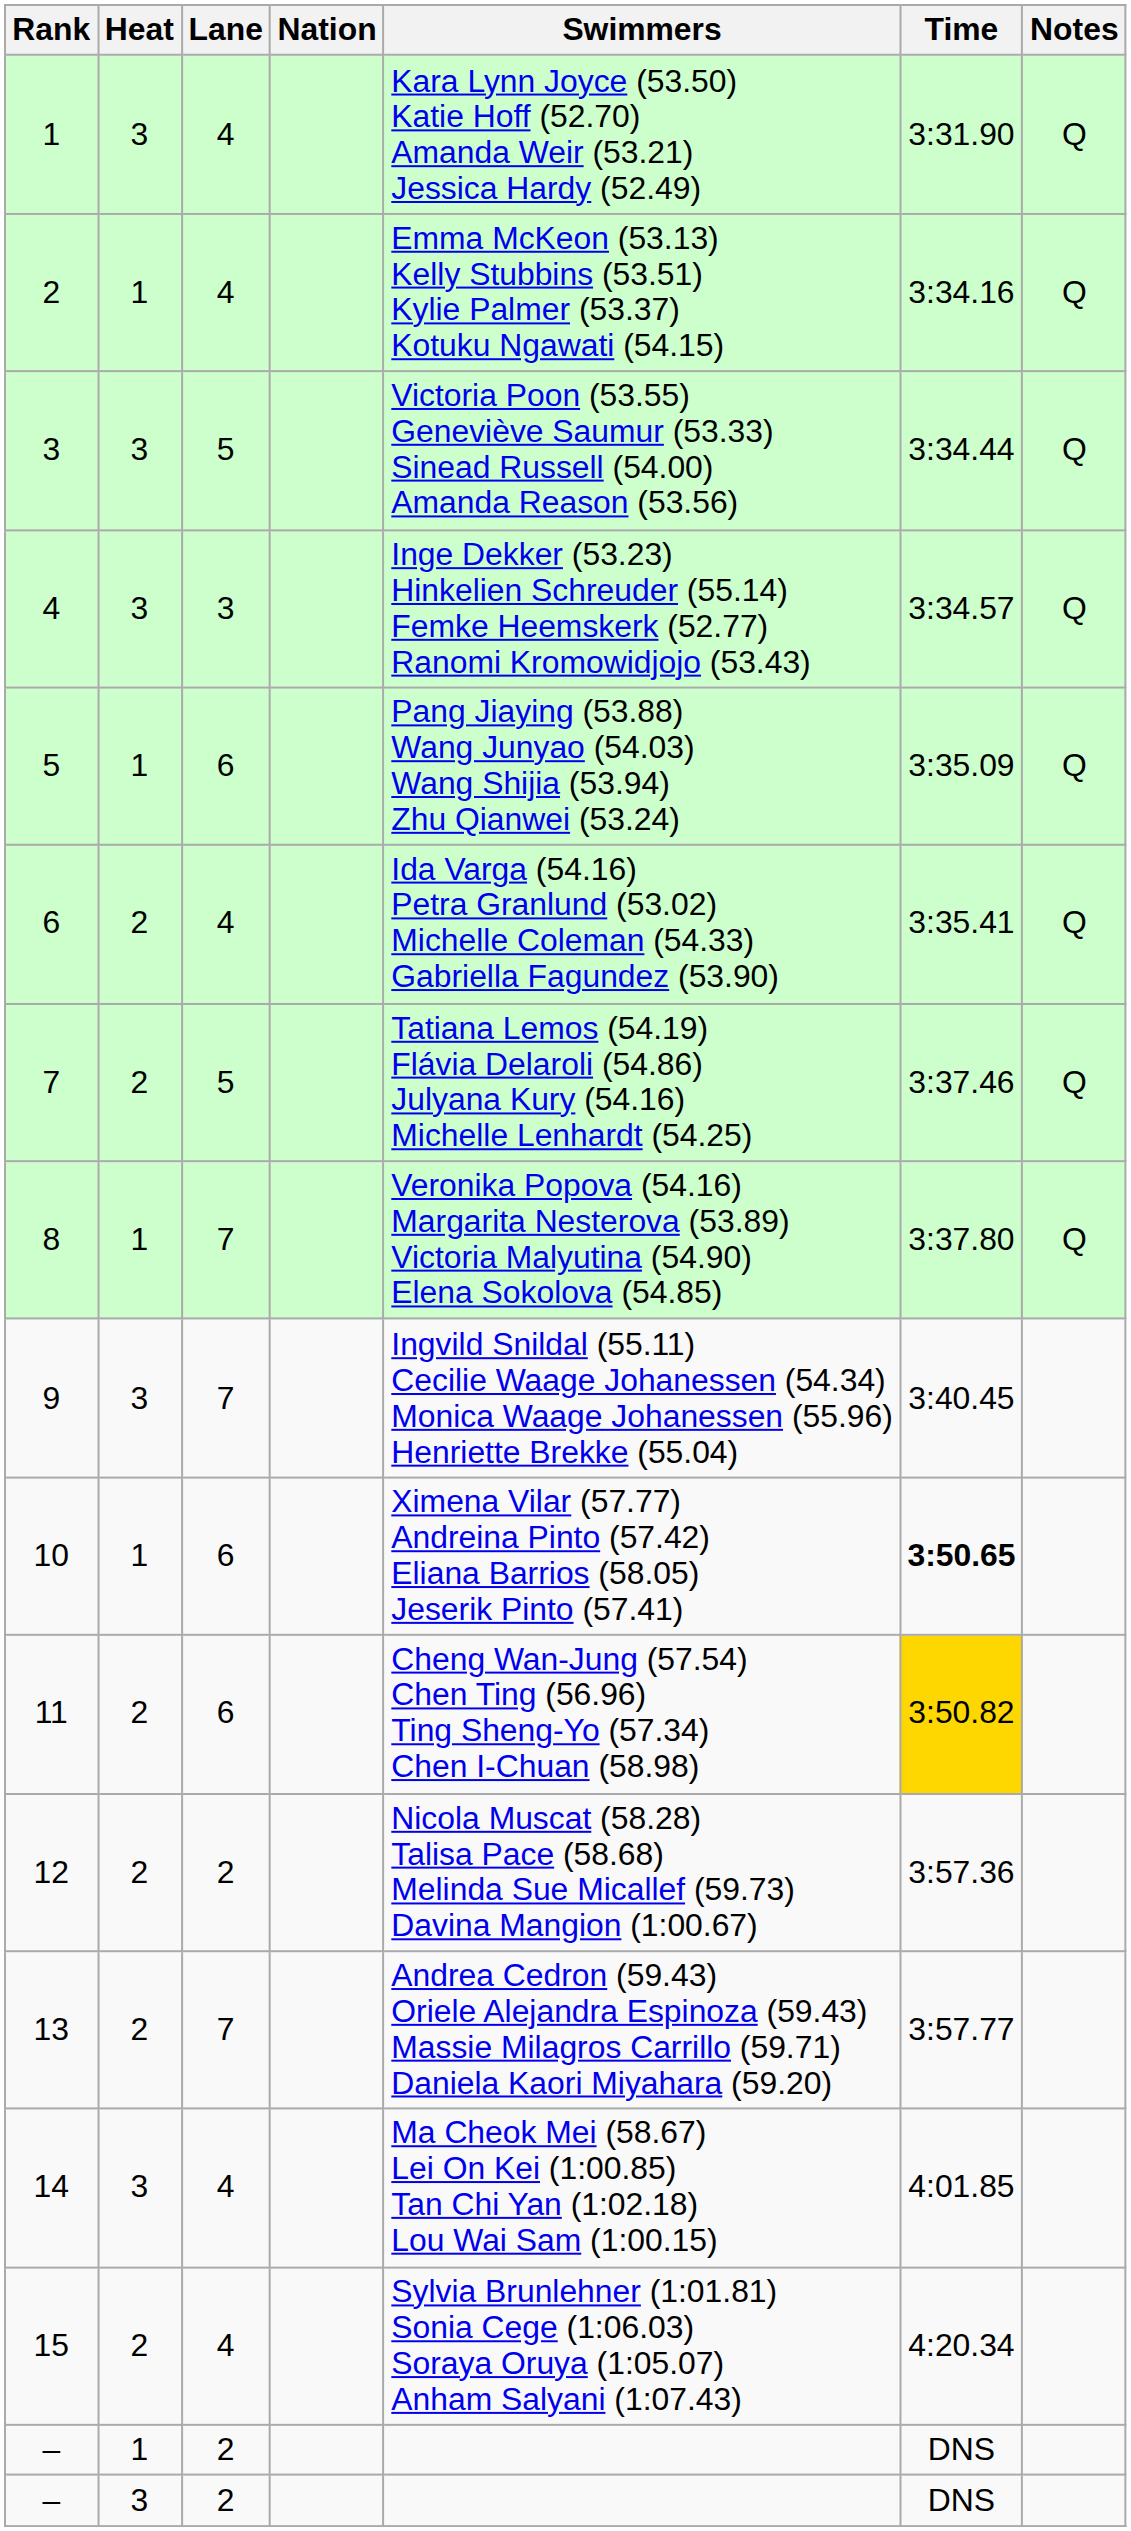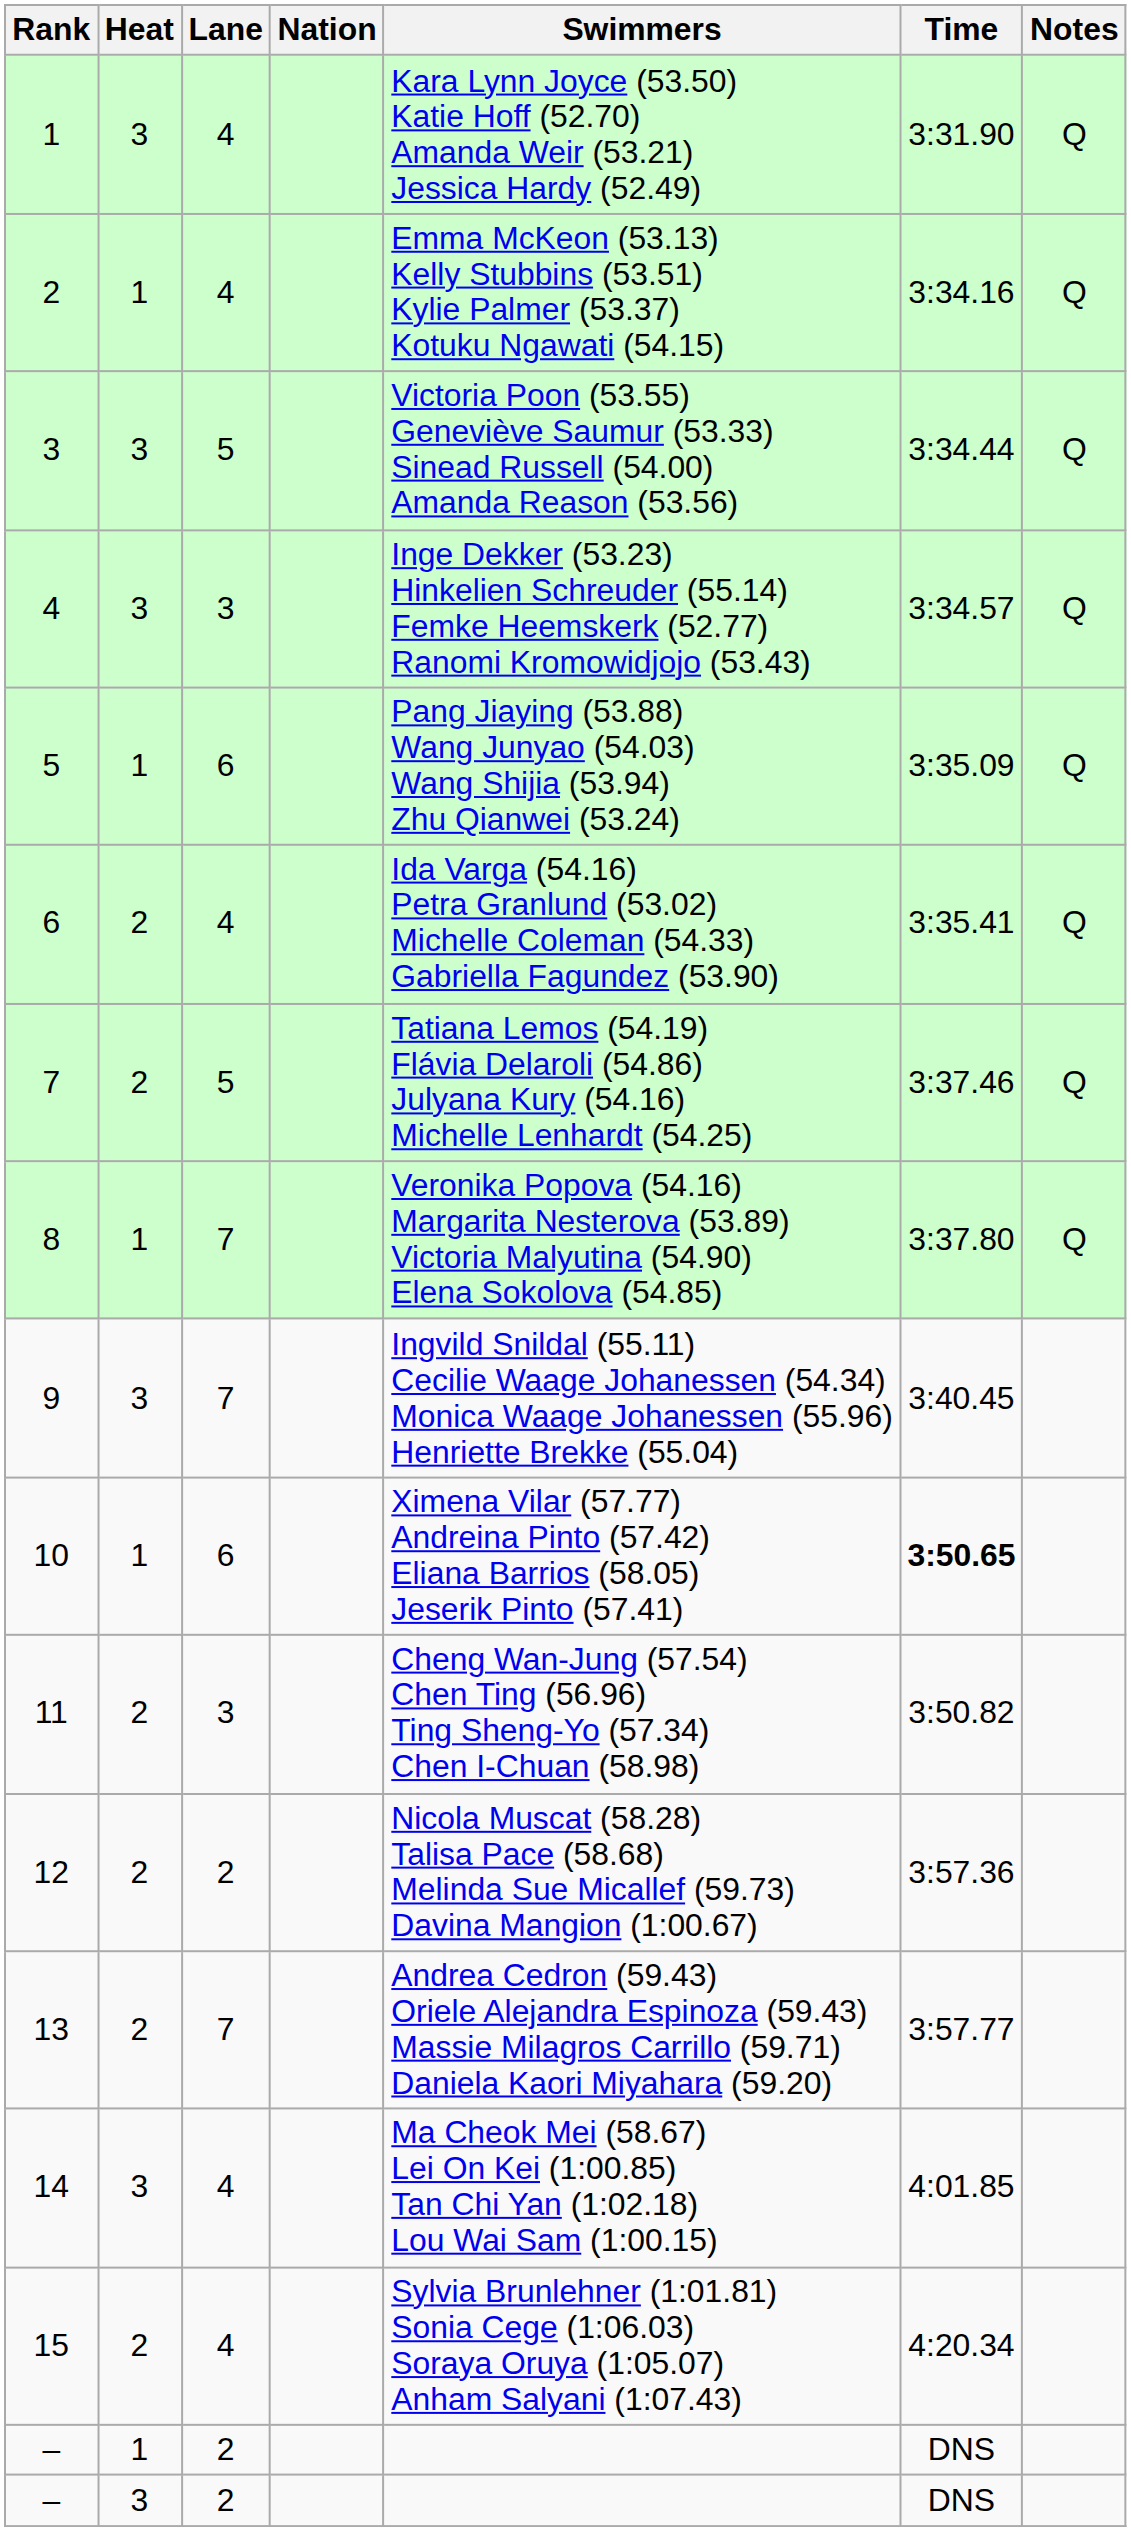(226, 1713) 6 -> (226, 1713) 3
(961, 1713) gold background -> (961, 1713) no background
